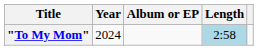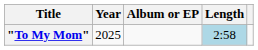(108, 34) 2024 -> (108, 34) 2025
